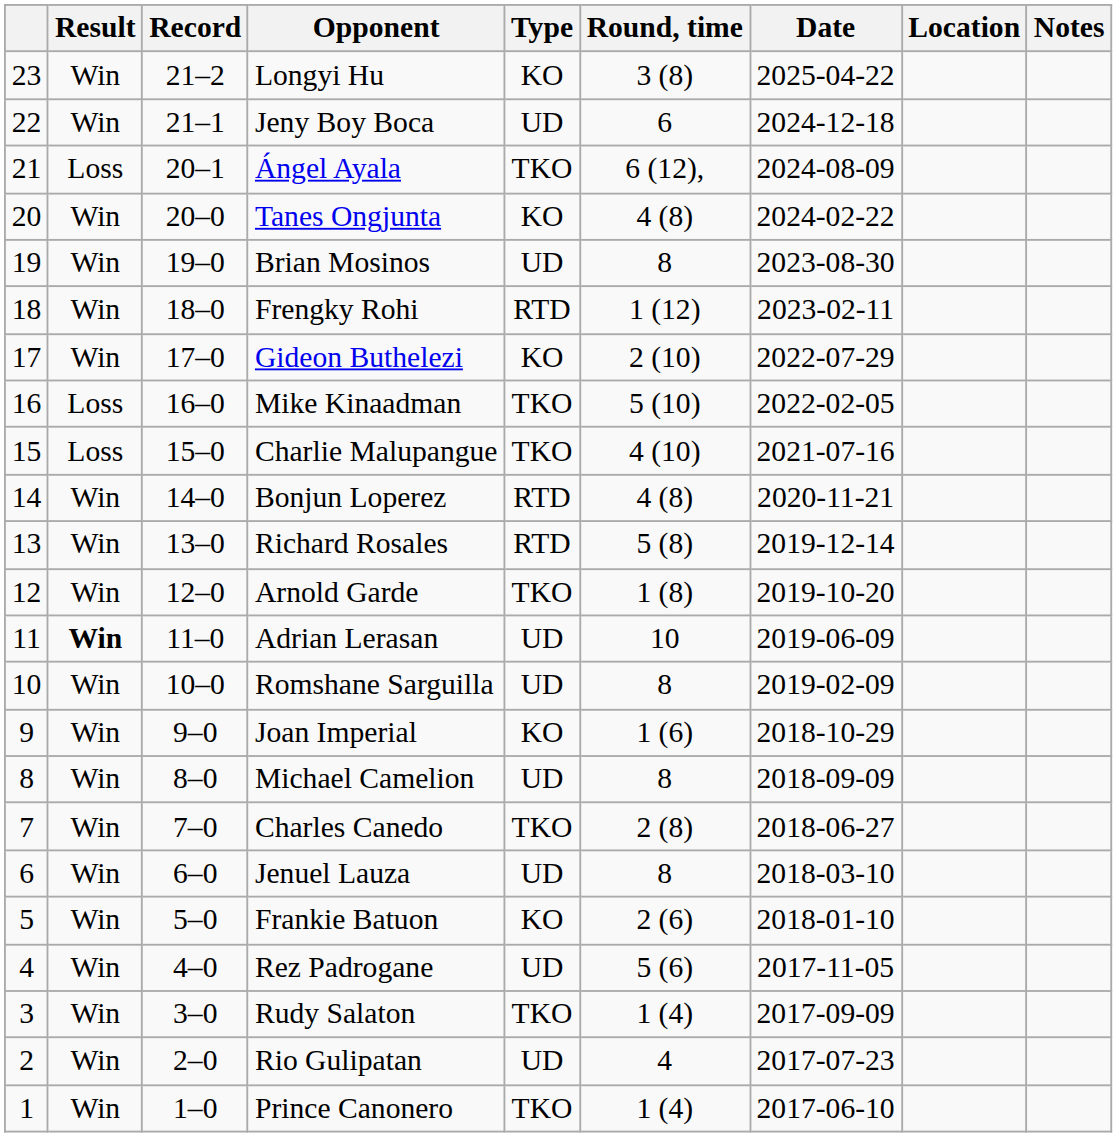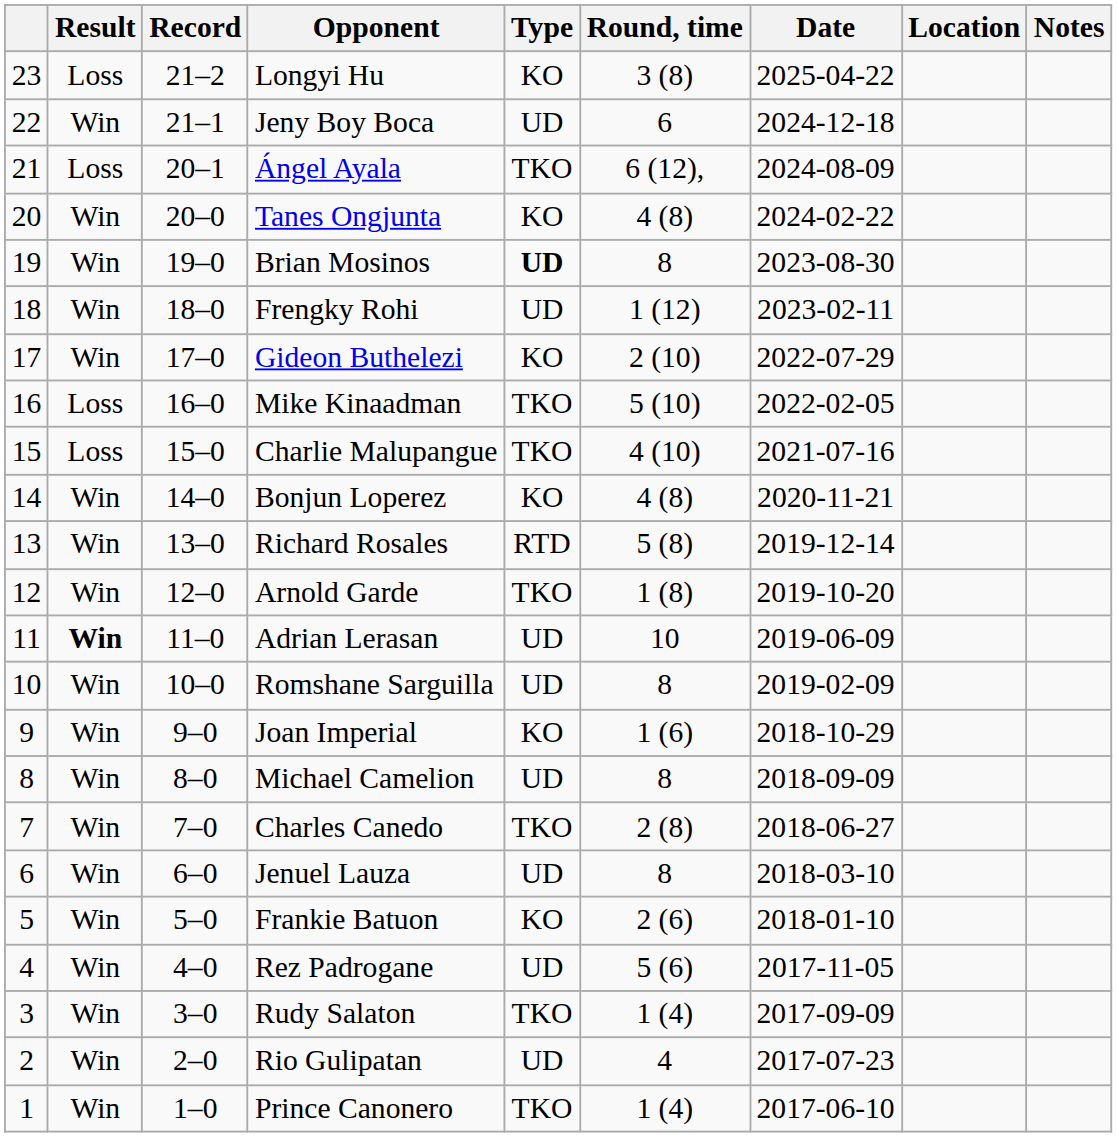(95, 74) Win -> (95, 74) Loss
(542, 262) normal -> (542, 262) bold
(542, 309) RTD -> (542, 309) UD
(542, 497) RTD -> (542, 497) KO
